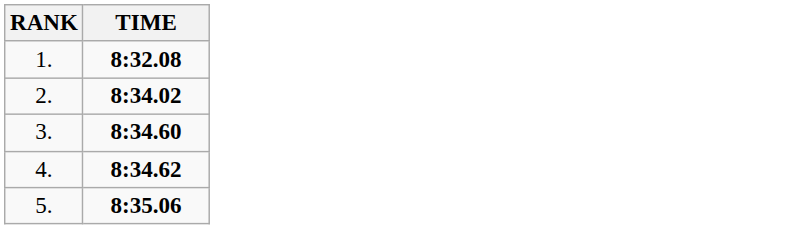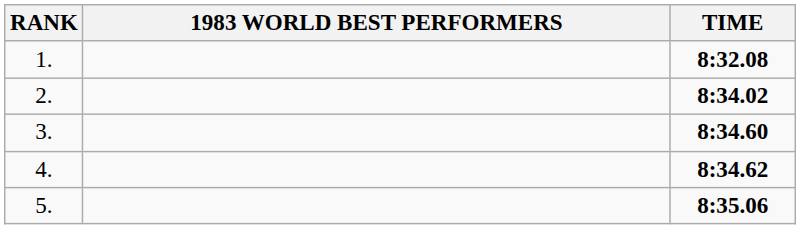+ column: (376, 22)
